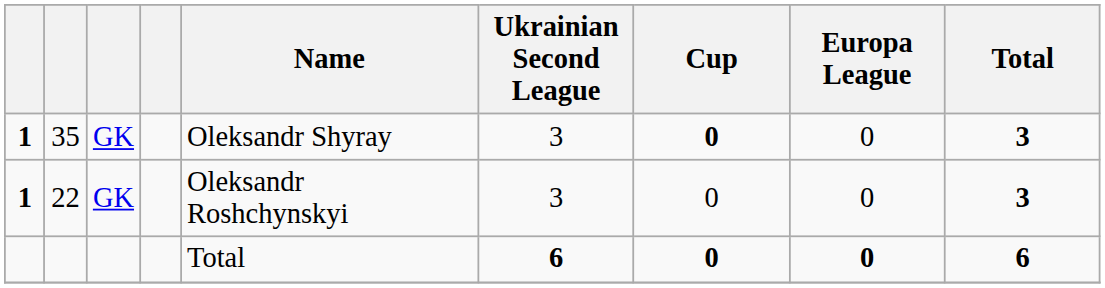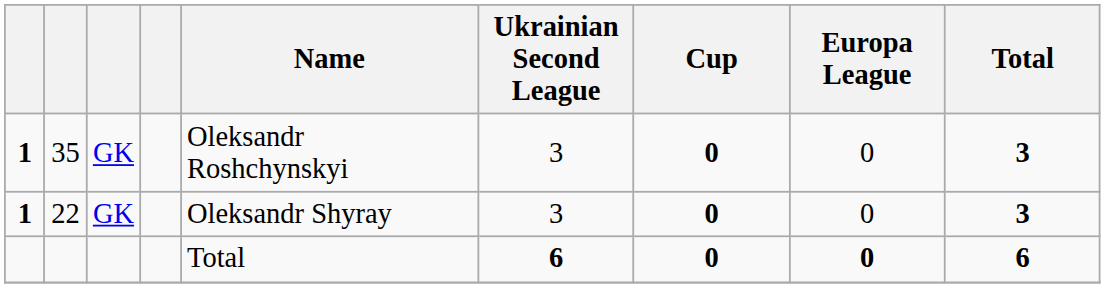(289, 136) Oleksandr Shyray -> (268, 152) Oleksandr Roshchynskyi
(268, 197) Oleksandr Roshchynskyi -> (289, 213) Oleksandr Shyray
(712, 197) normal -> (712, 213) bold
